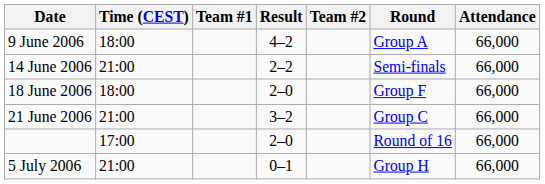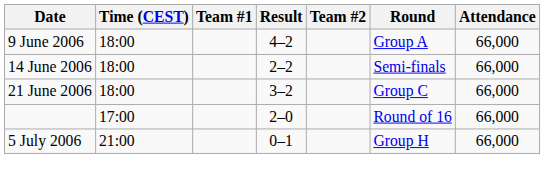(117, 66) 21:00 -> (117, 66) 18:00
- row: (50, 91)
(117, 116) 21:00 -> (117, 91) 18:00
